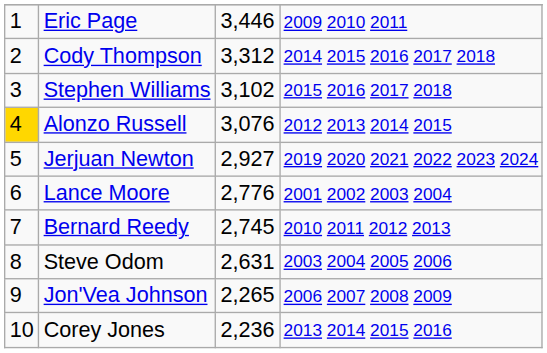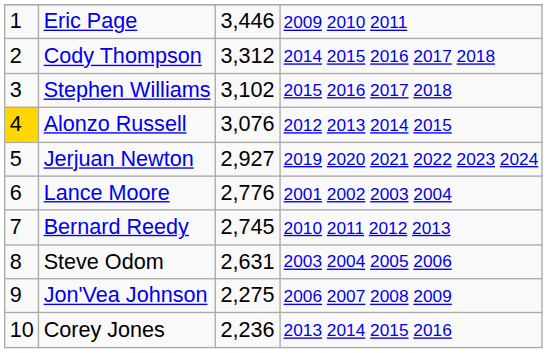(247, 295) 2,265 -> (247, 295) 2,275
